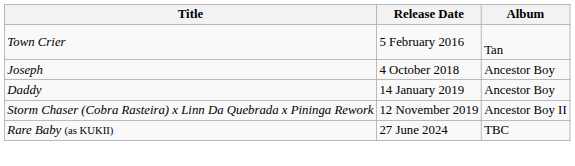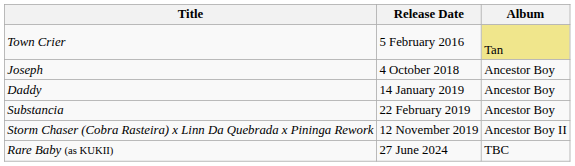(494, 49) no background -> (494, 49) khaki background
+ row: (35, 110)
